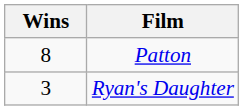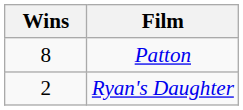(46, 88) 3 -> (46, 88) 2
